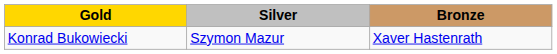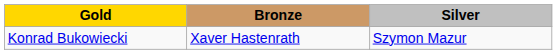columns swapped: (278, 15) <-> (461, 15)
